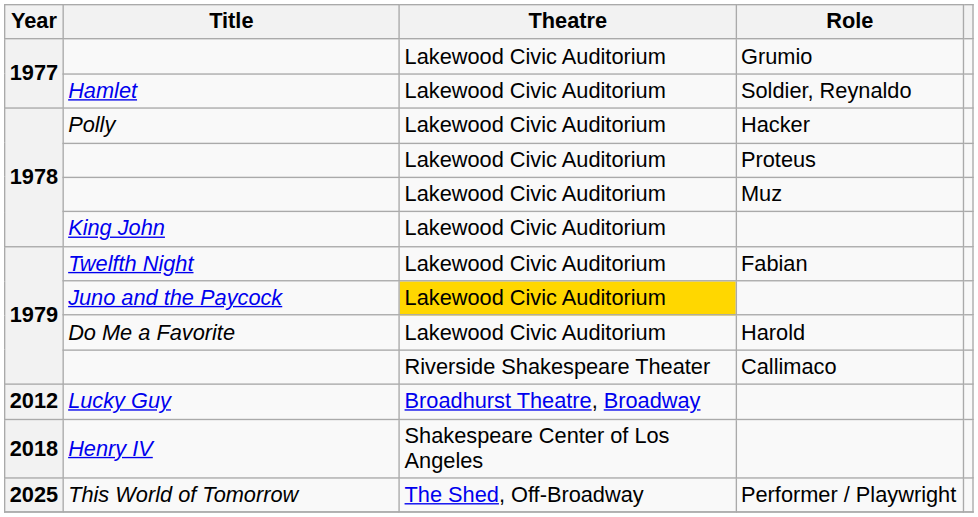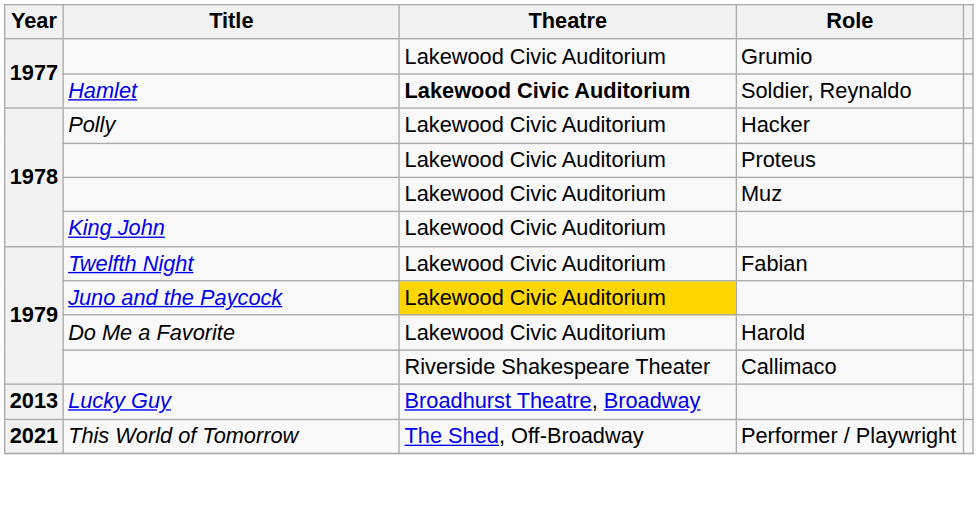(535, 90) normal -> (547, 90) bold
(34, 401) 2012 -> (34, 401) 2013
- row: (110, 448)
(34, 494) 2025 -> (34, 435) 2021
